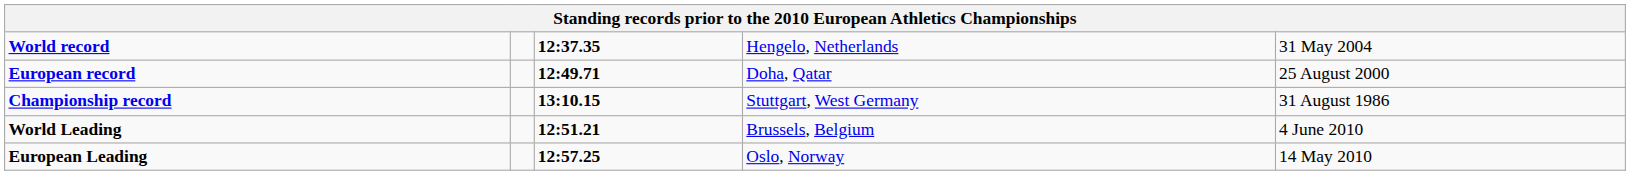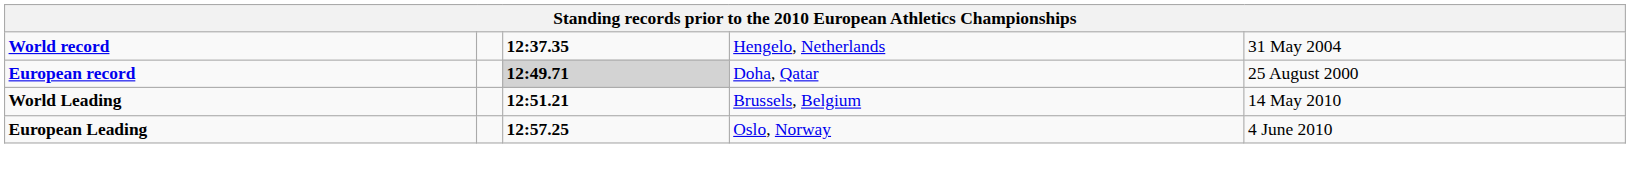(569, 73) no background -> (538, 73) lightgrey background
- row: (90, 101)
(1321, 128) 4 June 2010 -> (1295, 101) 14 May 2010
(1326, 156) 14 May 2010 -> (1290, 128) 4 June 2010
